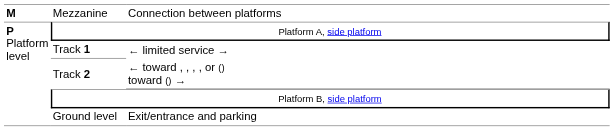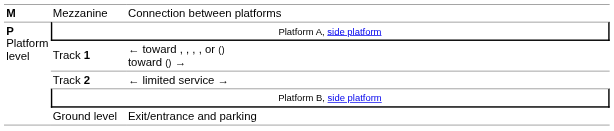(178, 49) ← limited service → -> (176, 55) ← toward , , , , or () toward () →
(176, 73) ← toward , , , , or () toward () → -> (178, 80) ← limited service →
